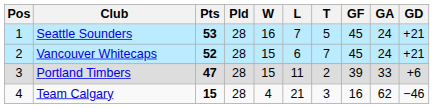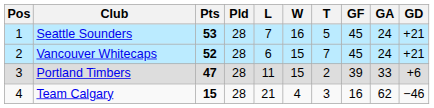columns swapped: (268, 14) <-> (297, 14)
